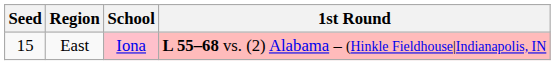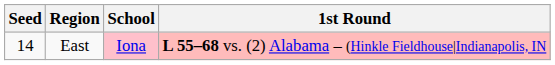(25, 46) 15 -> (25, 46) 14
